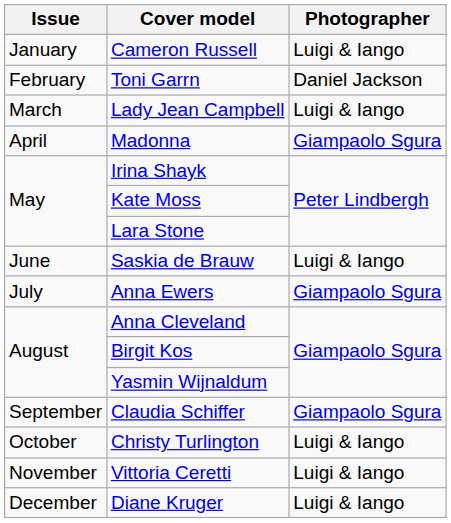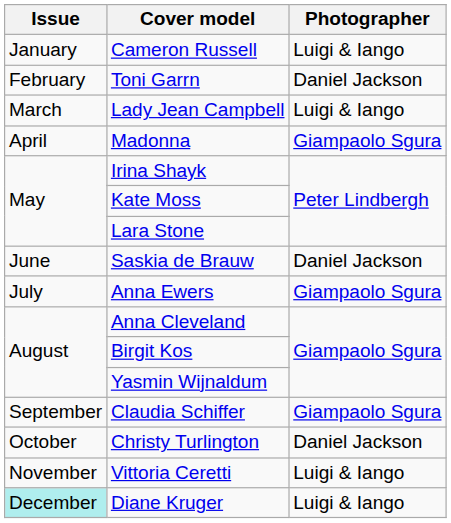(349, 261) Luigi & Iango -> (358, 261) Daniel Jackson
(349, 442) Luigi & Iango -> (358, 442) Daniel Jackson
(53, 502) no background -> (53, 502) paleturquoise background
